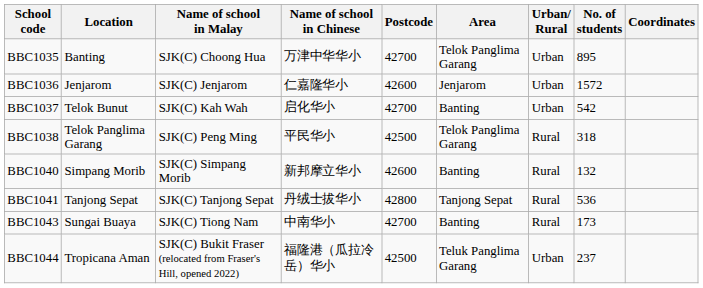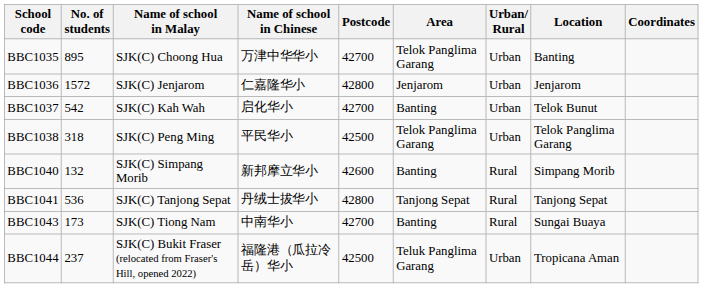columns swapped: (109, 21) <-> (600, 21)
(401, 85) 42600 -> (358, 85) 42800
(546, 136) Rural -> (505, 136) Urban
